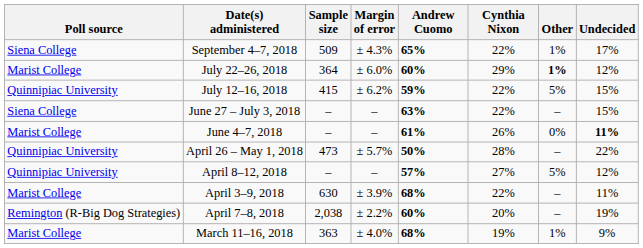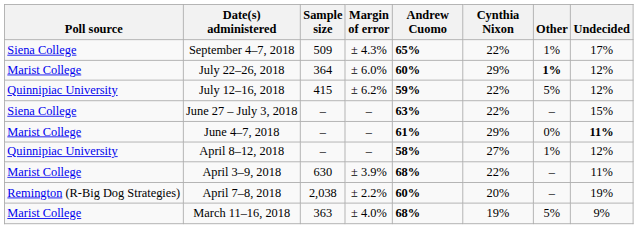(607, 90) 15% -> (602, 90) 12%
(503, 131) 26% -> (498, 131) 29%
- row: (244, 152)
(413, 172) 57% -> (408, 152) 58%
(557, 172) 5% -> (552, 152) 1%
(557, 233) 1% -> (552, 213) 5%
